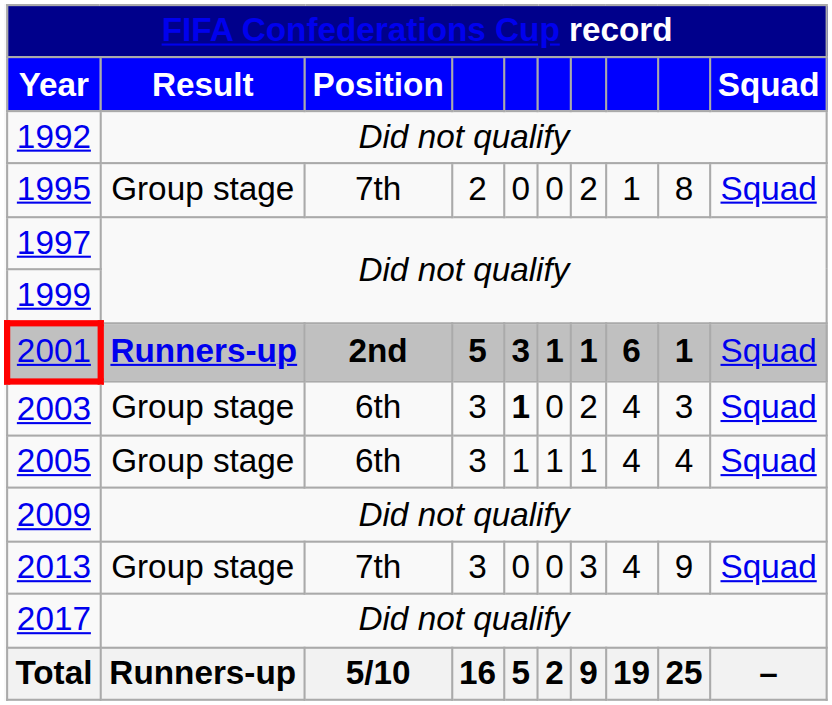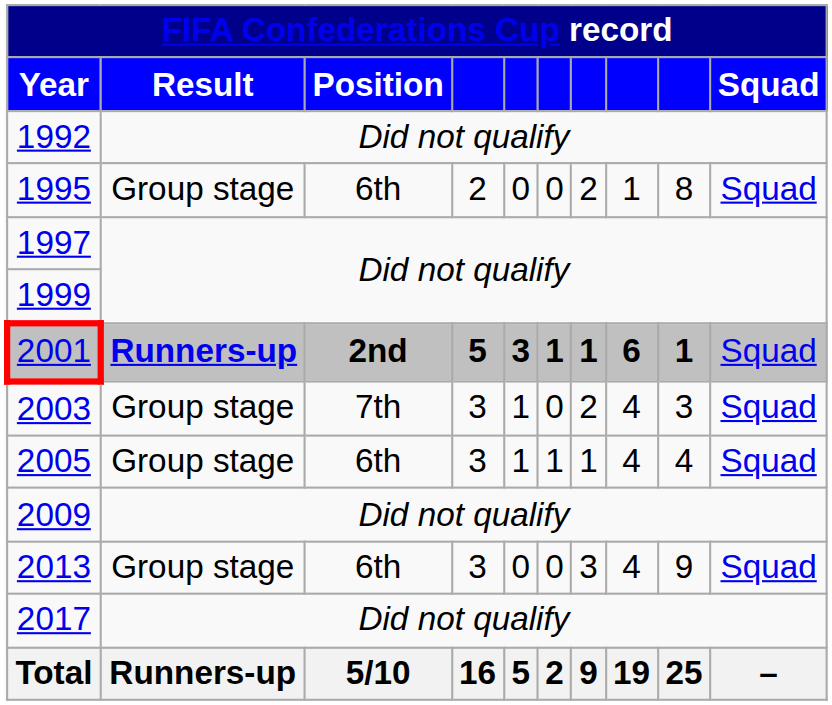(378, 189) 7th -> (378, 189) 6th
(378, 407) 6th -> (378, 407) 7th
(521, 407) bold -> (521, 407) normal
(378, 567) 7th -> (378, 567) 6th
